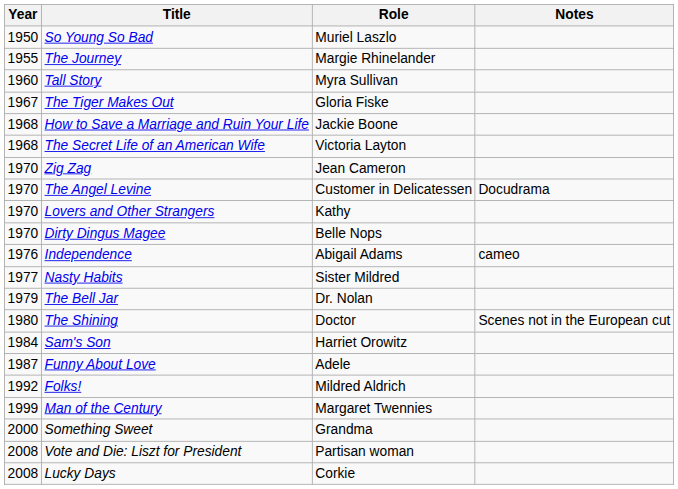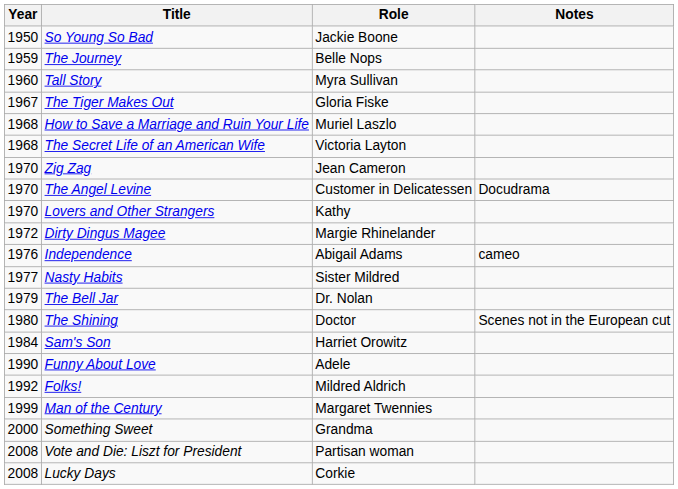(356, 37) Muriel Laszlo -> (357, 37) Jackie Boone
(23, 59) 1955 -> (23, 59) 1959
(375, 59) Margie Rhinelander -> (349, 59) Belle Nops
(357, 124) Jackie Boone -> (356, 124) Muriel Laszlo
(23, 233) 1970 -> (23, 233) 1972
(349, 233) Belle Nops -> (375, 233) Margie Rhinelander
(23, 364) 1987 -> (23, 364) 1990
